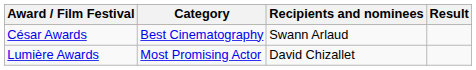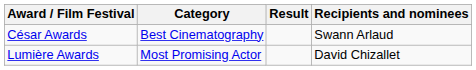columns swapped: (347, 14) <-> (449, 14)
